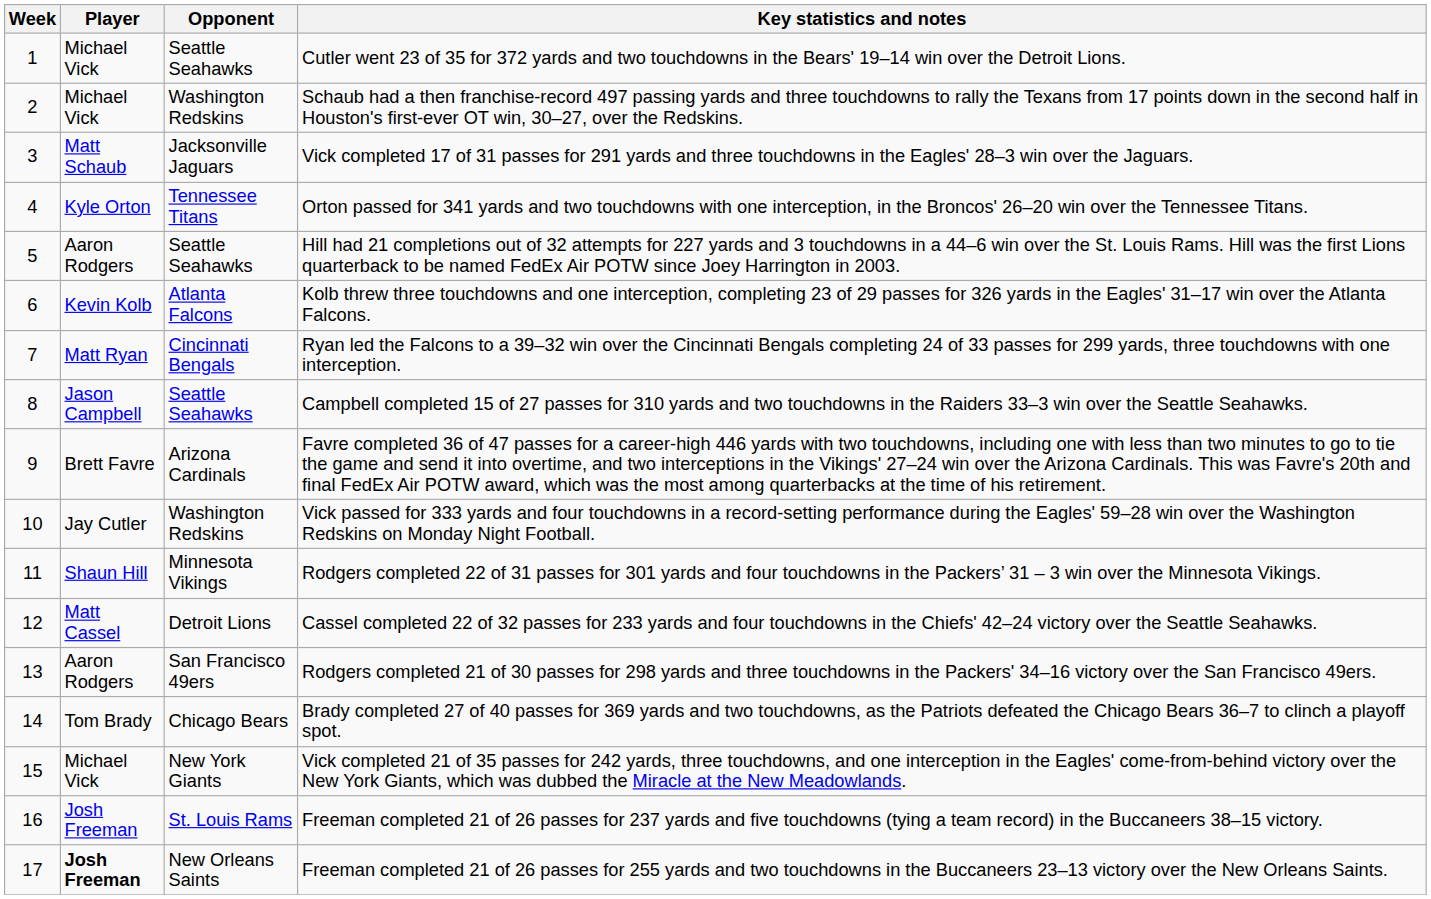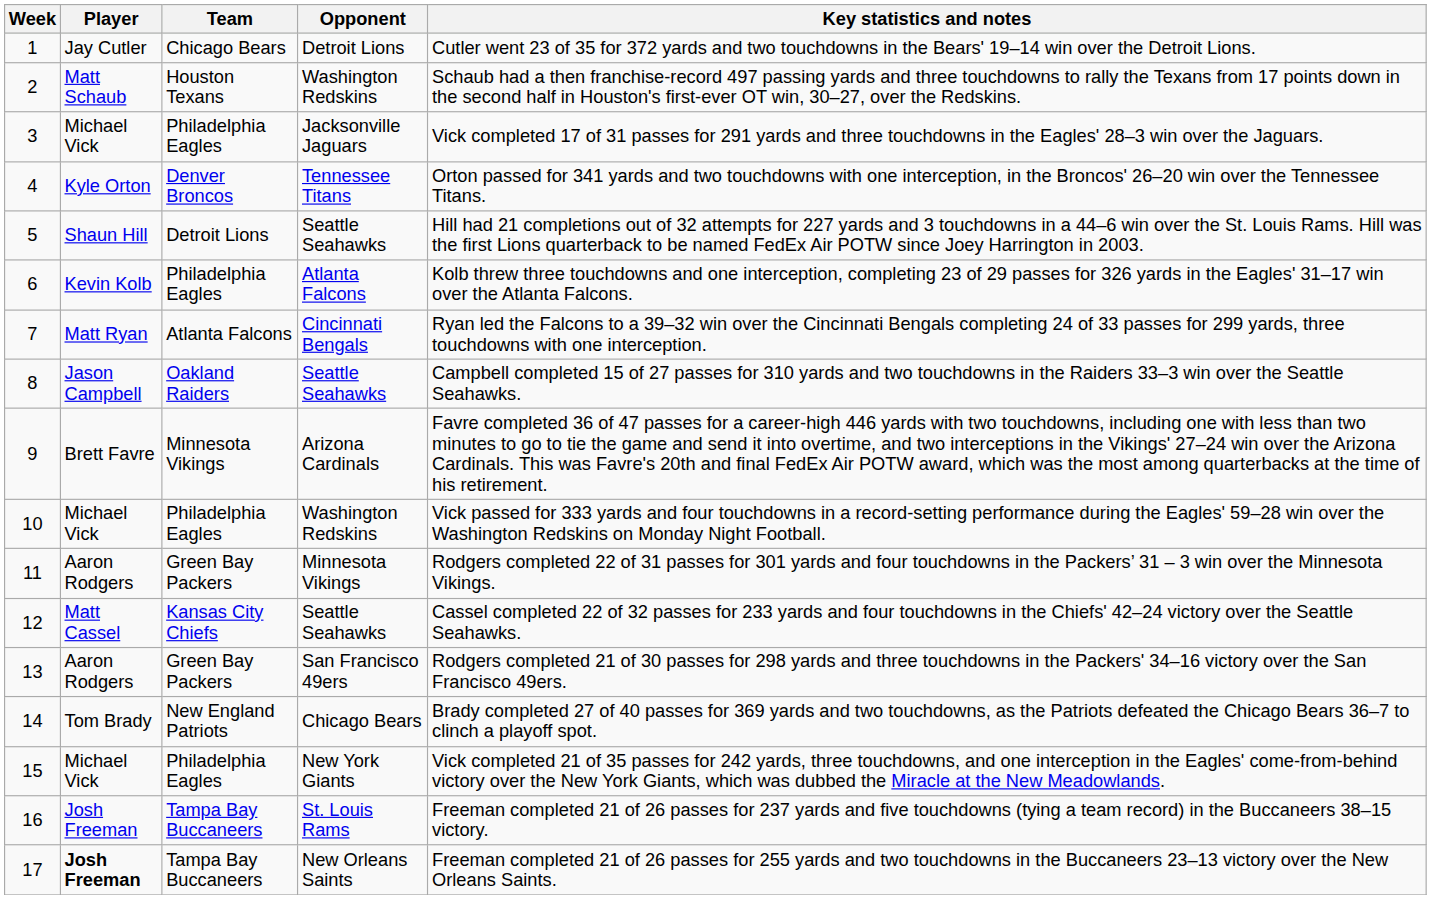+ column: (230, 18)
(96, 58) Michael Vick -> (106, 47) Jay Cutler
(211, 58) Seattle Seahawks -> (353, 47) Detroit Lions
(96, 107) Michael Vick -> (95, 87) Matt Schaub
(95, 157) Matt Schaub -> (96, 136) Michael Vick
(99, 255) Aaron Rodgers -> (106, 235) Shaun Hill
(106, 523) Jay Cutler -> (96, 523) Michael Vick
(106, 573) Shaun Hill -> (99, 573) Aaron Rodgers
(220, 622) Detroit Lions -> (344, 622) Seattle Seahawks
